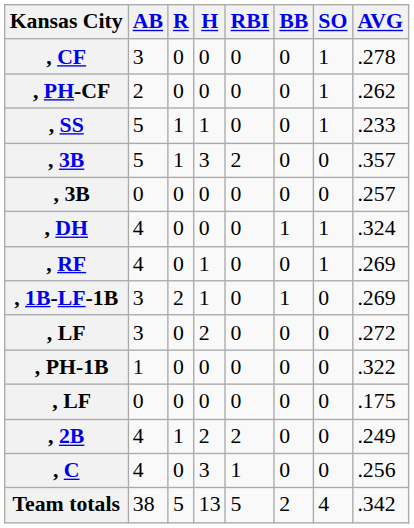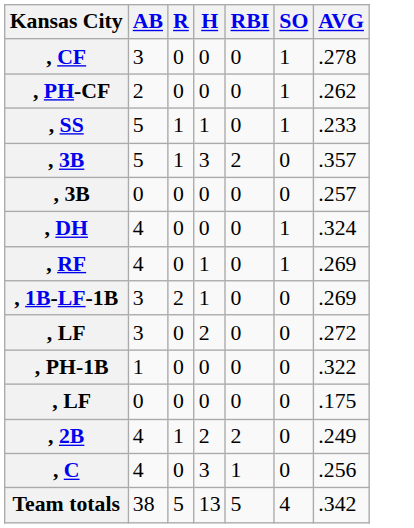- column: (294, 21)
